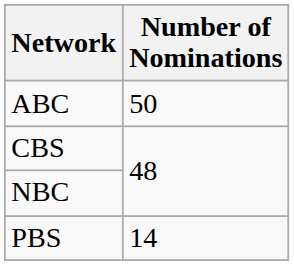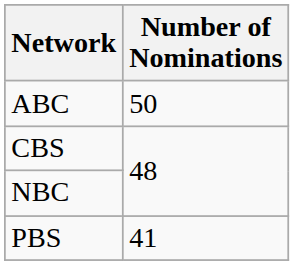(143, 237) 14 -> (143, 237) 41
